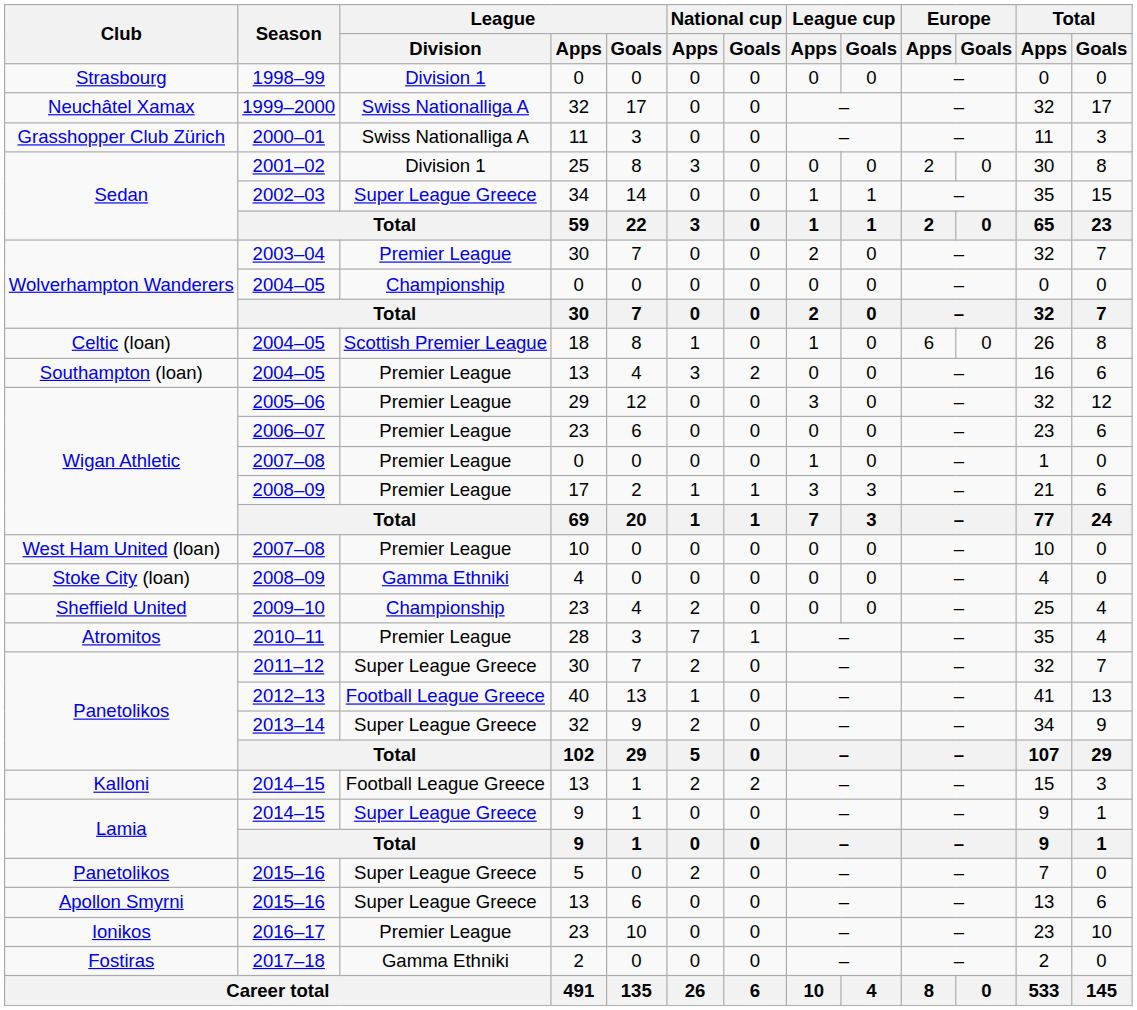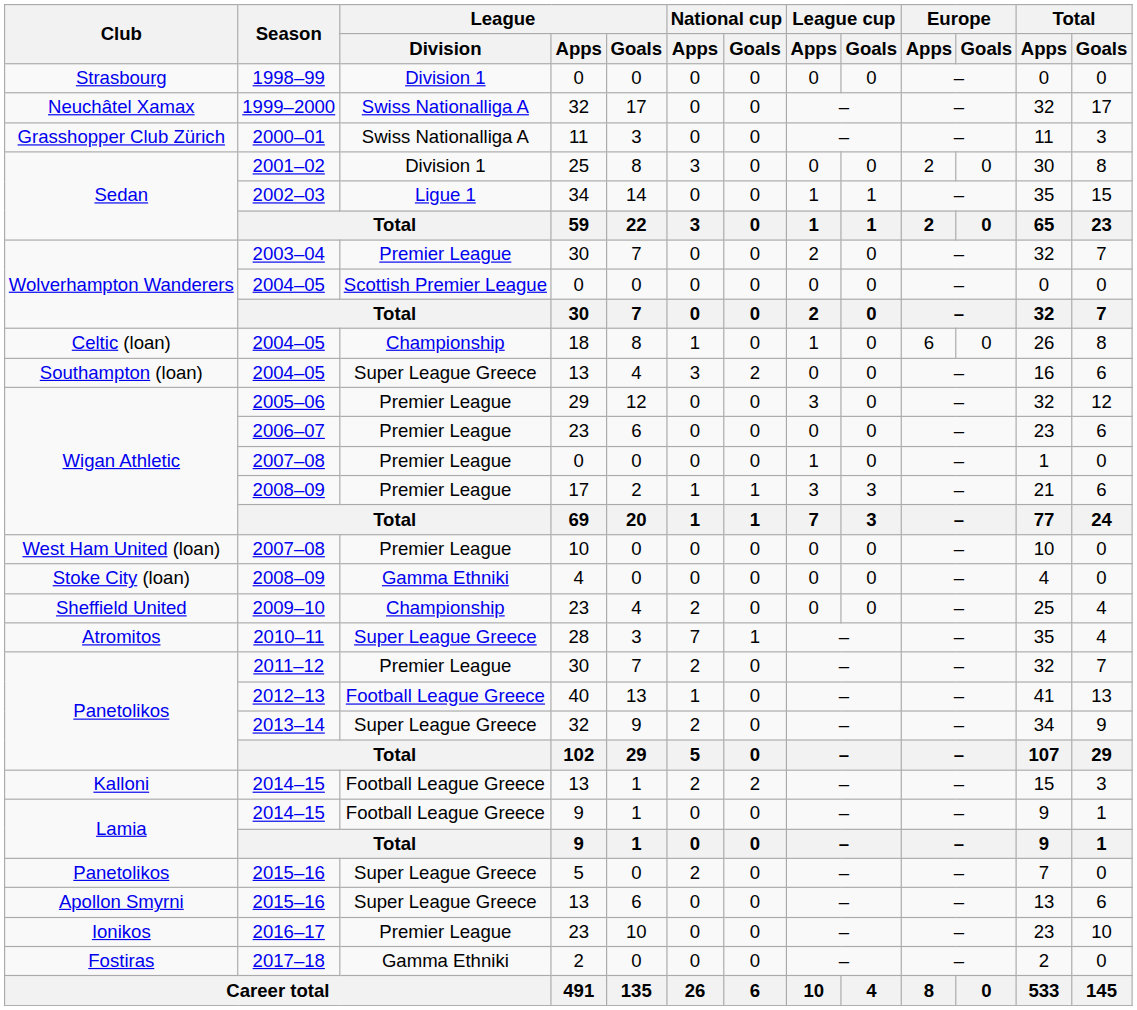(445, 195) Super League Greece -> (445, 195) Ligue 1
(445, 284) Championship -> (445, 284) Scottish Premier League
(445, 343) Scottish Premier League -> (445, 343) Championship
(445, 372) Premier League -> (445, 372) Super League Greece
(445, 637) Premier League -> (445, 637) Super League Greece
(445, 666) Super League Greece -> (445, 666) Premier League
(445, 813) Super League Greece -> (445, 813) Football League Greece
